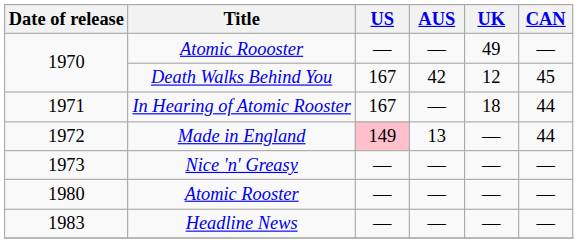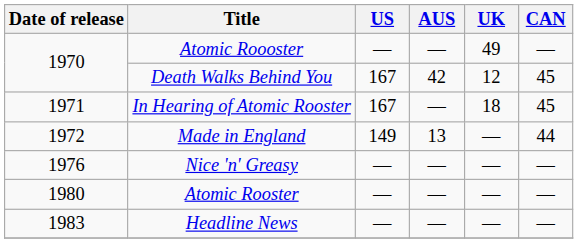(546, 106) 44 -> (546, 106) 45
(382, 135) pink background -> (382, 135) no background
(66, 164) 1973 -> (66, 164) 1976
